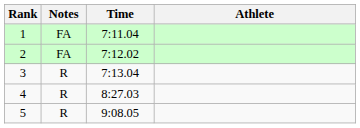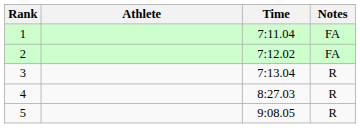columns swapped: (255, 14) <-> (64, 14)
